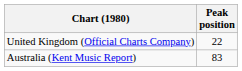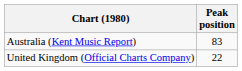rows swapped: (71, 58) <-> (101, 41)
